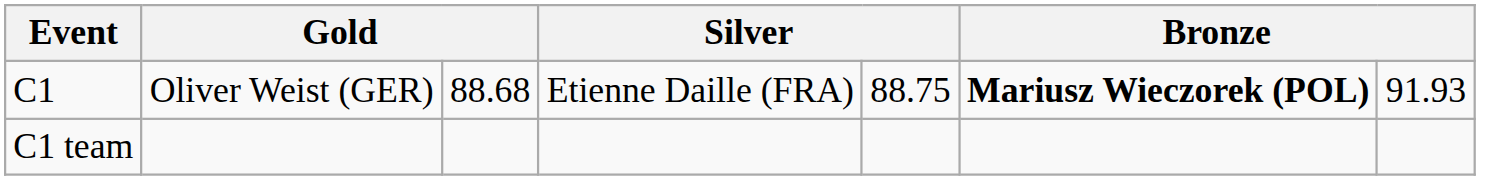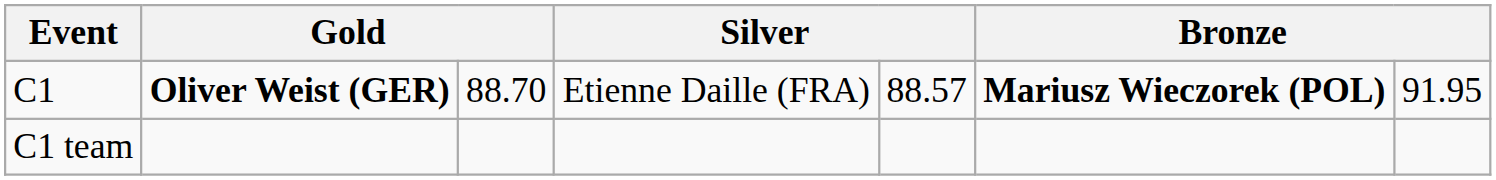(292, 89) normal -> (300, 89) bold
(490, 89) 88.68 -> (506, 89) 88.70
(910, 89) 88.75 -> (927, 89) 88.57
(1426, 89) 91.93 -> (1442, 89) 91.95
